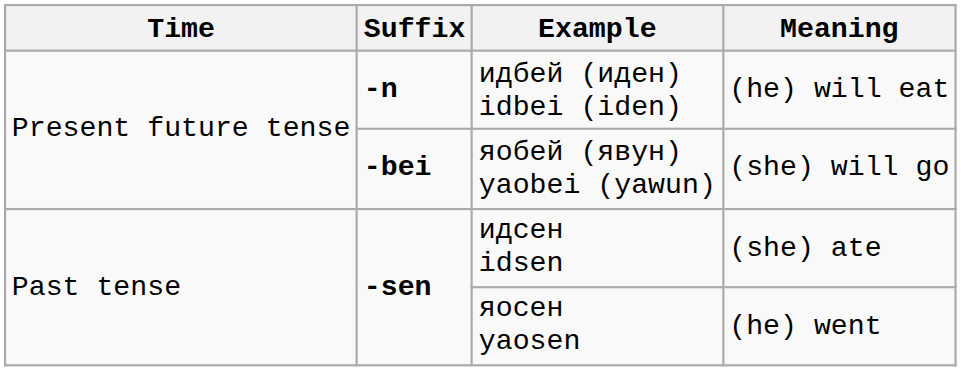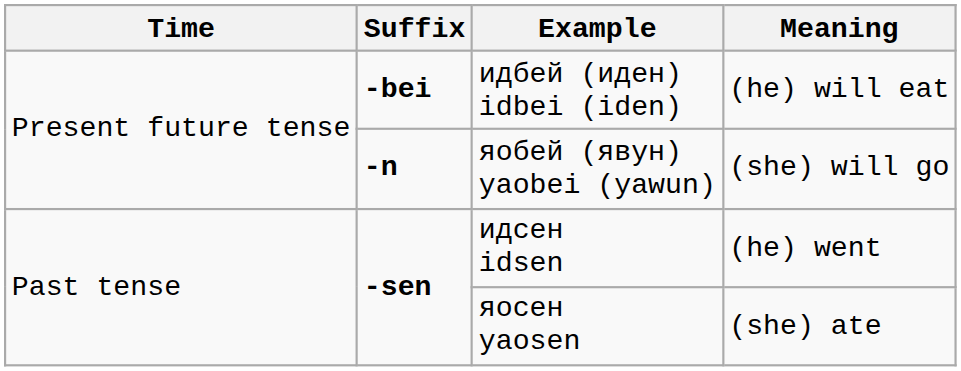(381, 90) -n -> (398, 90) -bei
(398, 169) -bei -> (381, 169) -n
(805, 247) (she) ate -> (805, 247) (he) went
(805, 326) (he) went -> (805, 326) (she) ate
